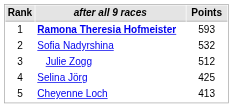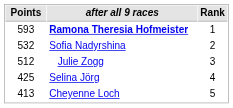columns swapped: (20, 13) <-> (207, 13)
